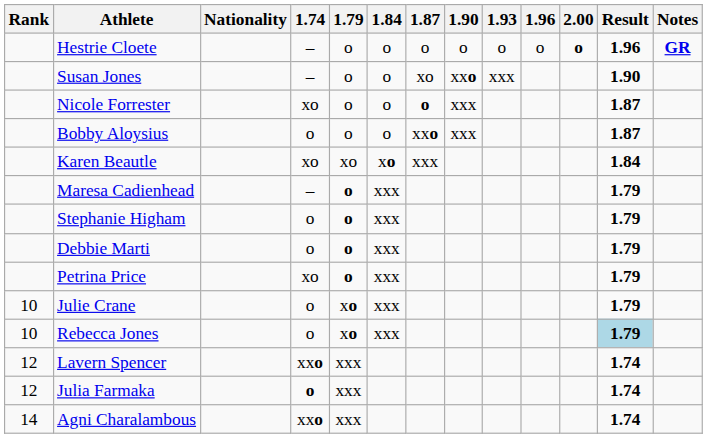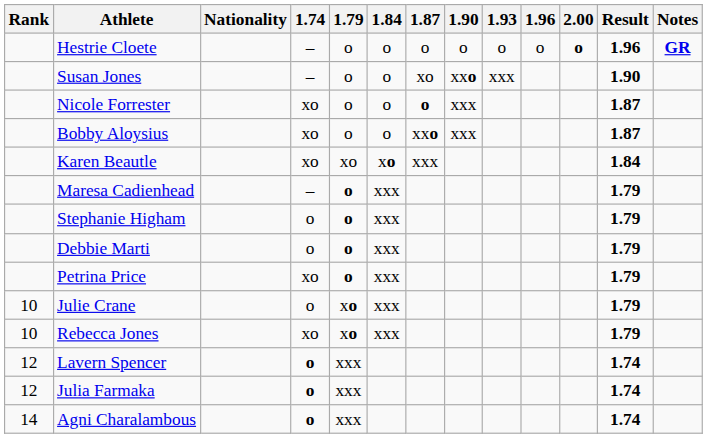(310, 133) o -> (310, 133) xo
(310, 333) o -> (310, 333) xo
(625, 333) lightblue background -> (625, 333) no background
(310, 361) xxo -> (310, 361) o
(310, 418) xxo -> (310, 418) o
